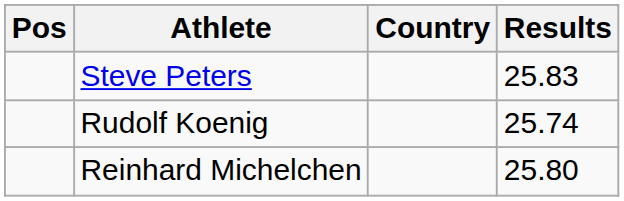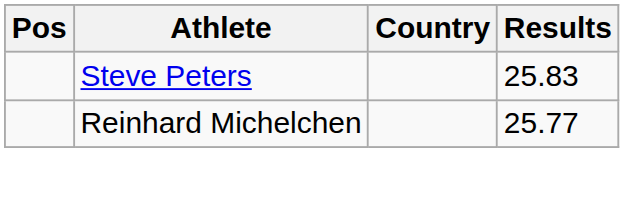- row: (174, 123)
(541, 170) 25.80 -> (541, 123) 25.77
